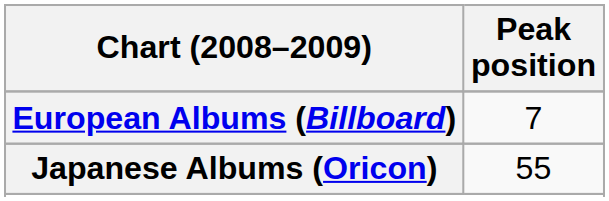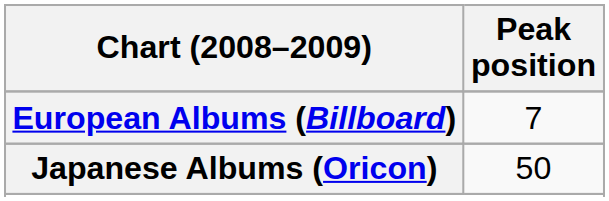(533, 168) 55 -> (533, 168) 50
